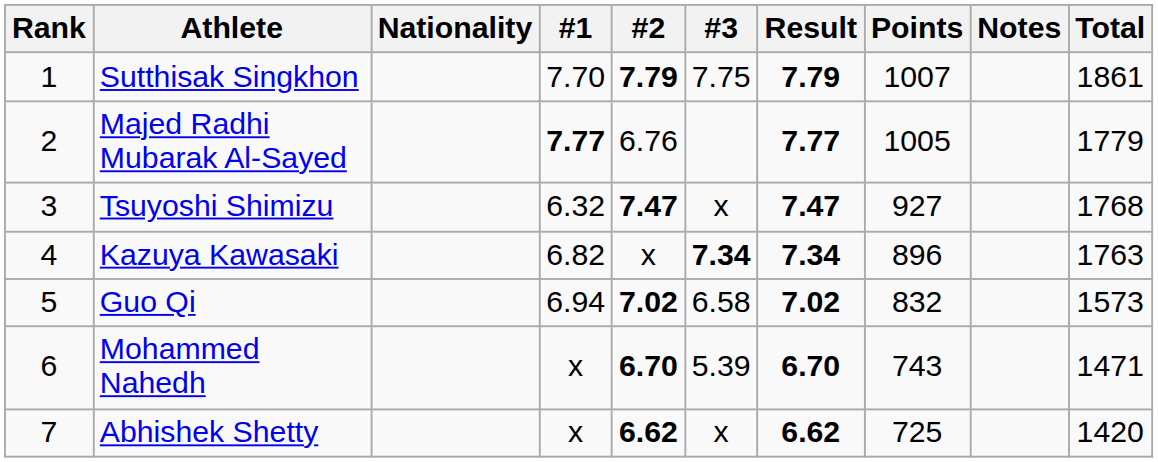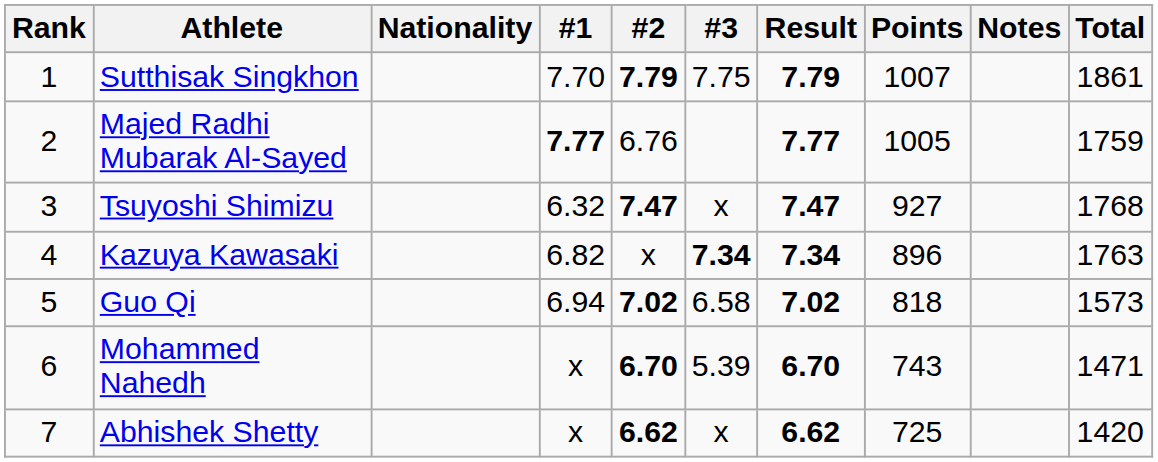(1110, 141) 1779 -> (1110, 141) 1759
(917, 302) 832 -> (917, 302) 818
